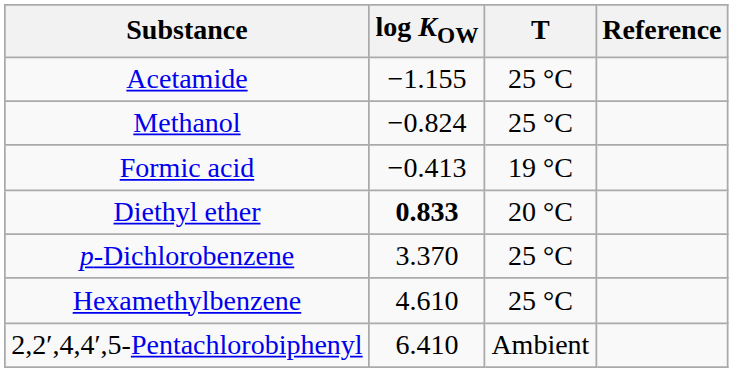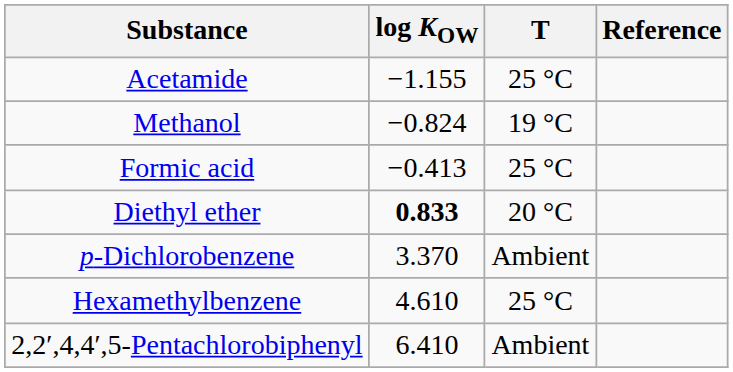(540, 122) 25 °C -> (540, 122) 19 °C
(540, 167) 19 °C -> (540, 167) 25 °C
(540, 256) 25 °C -> (540, 256) Ambient
